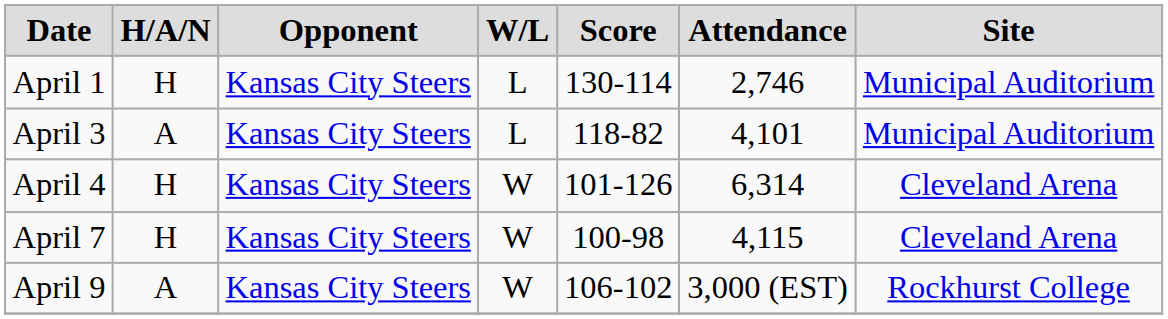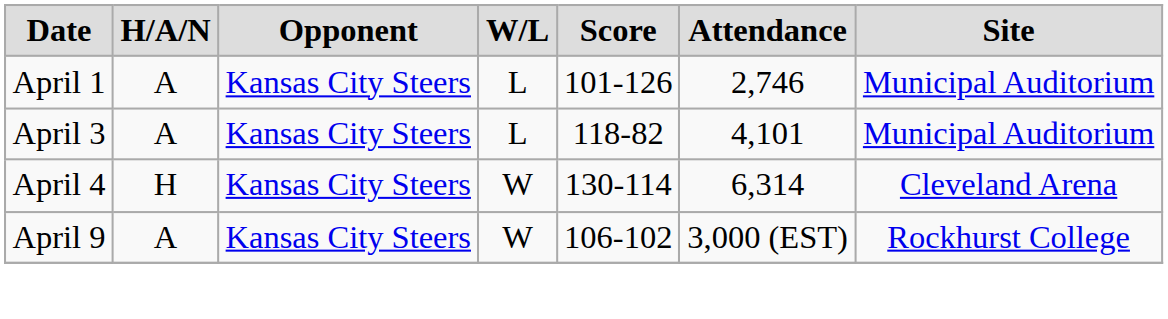(166, 81) H -> (166, 81) A
(618, 81) 130-114 -> (618, 81) 101-126
(618, 184) 101-126 -> (618, 184) 130-114
- row: (59, 236)
